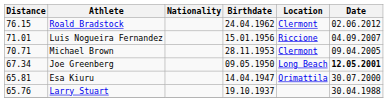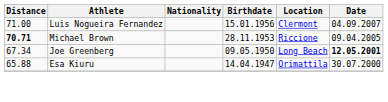- row: (87, 24)
(19, 38) 71.01 -> (19, 24) 71.00
(298, 38) Riccione -> (298, 24) Clermont
(19, 51) normal -> (19, 38) bold
(298, 51) Clermont -> (298, 38) Riccione
(19, 78) 65.81 -> (19, 64) 65.88
- row: (79, 91)
